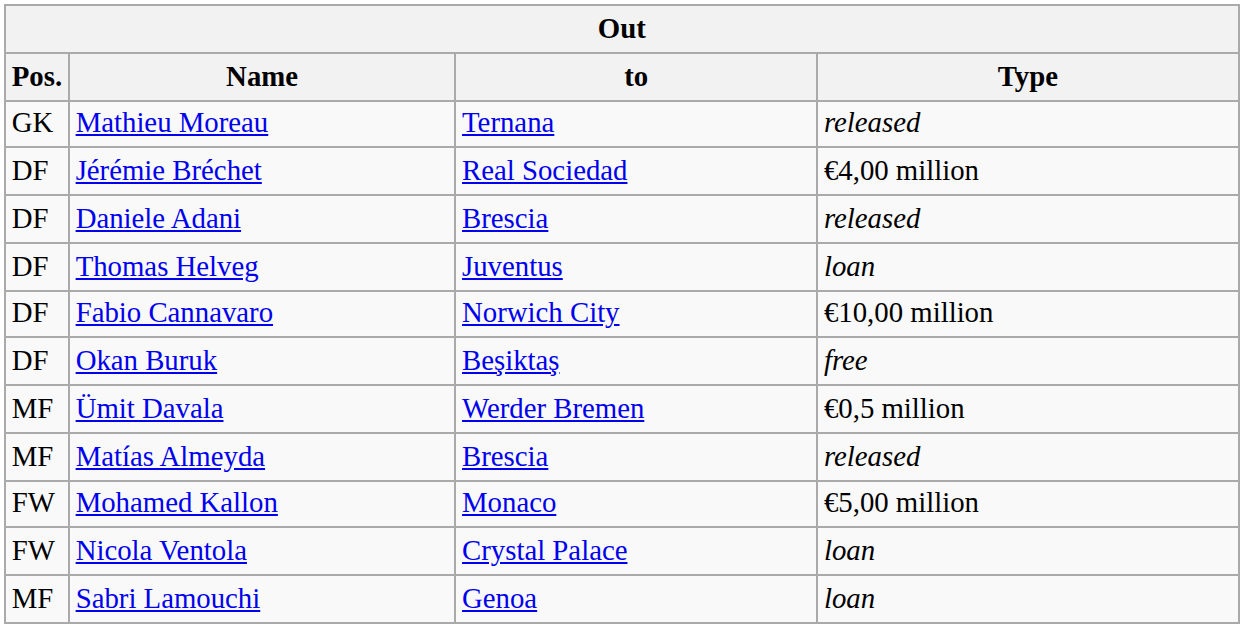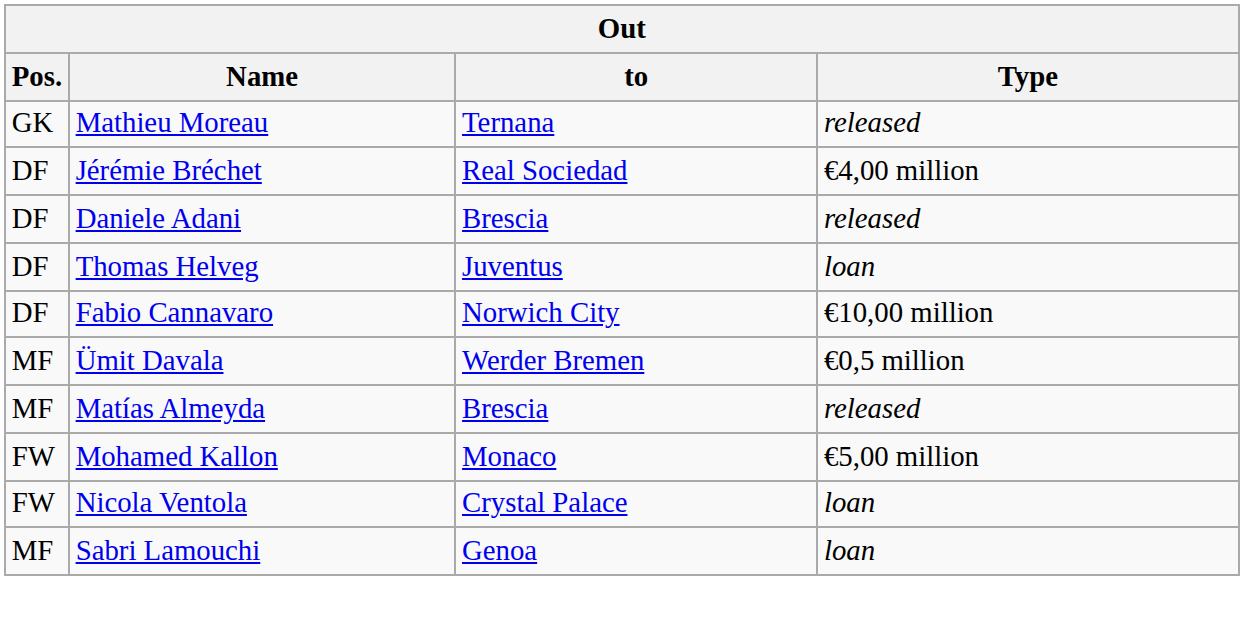- row: (146, 361)
